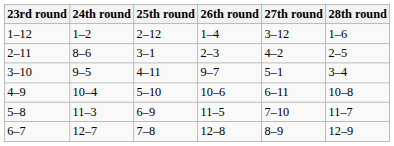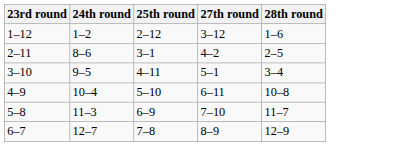- column: (230, 14)
